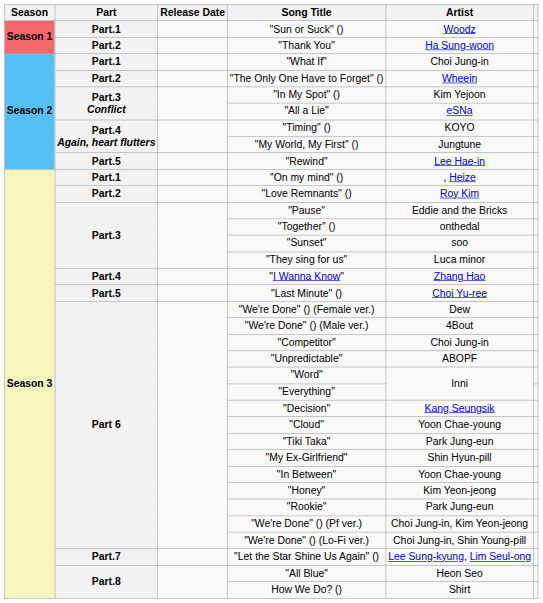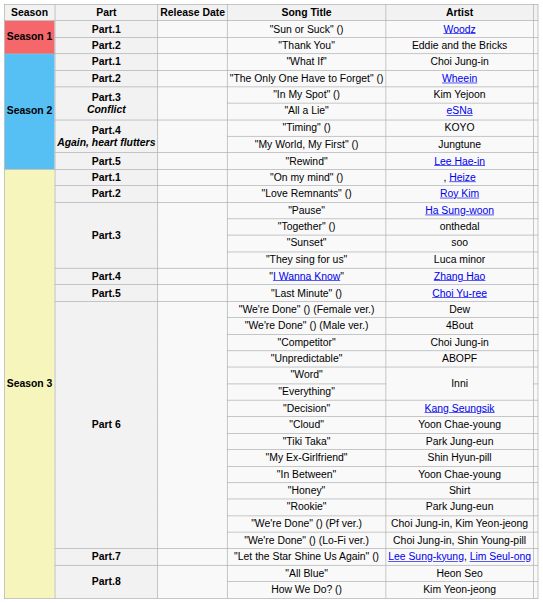(460, 45) Ha Sung-woon -> (460, 45) Eddie and the Bricks
(460, 210) Eddie and the Bricks -> (460, 210) Ha Sung-woon
(460, 491) Kim Yeon-jeong -> (460, 491) Shirt
(460, 590) Shirt -> (460, 590) Kim Yeon-jeong
